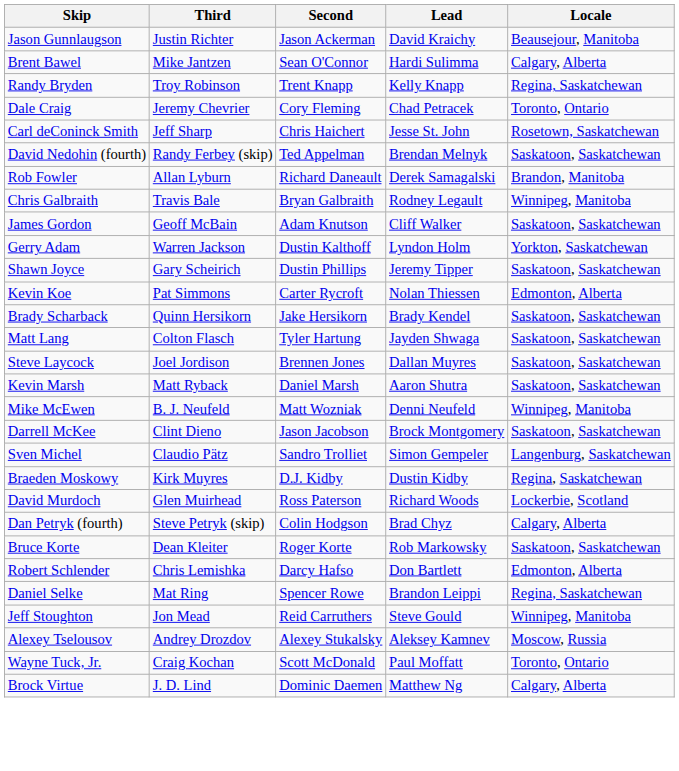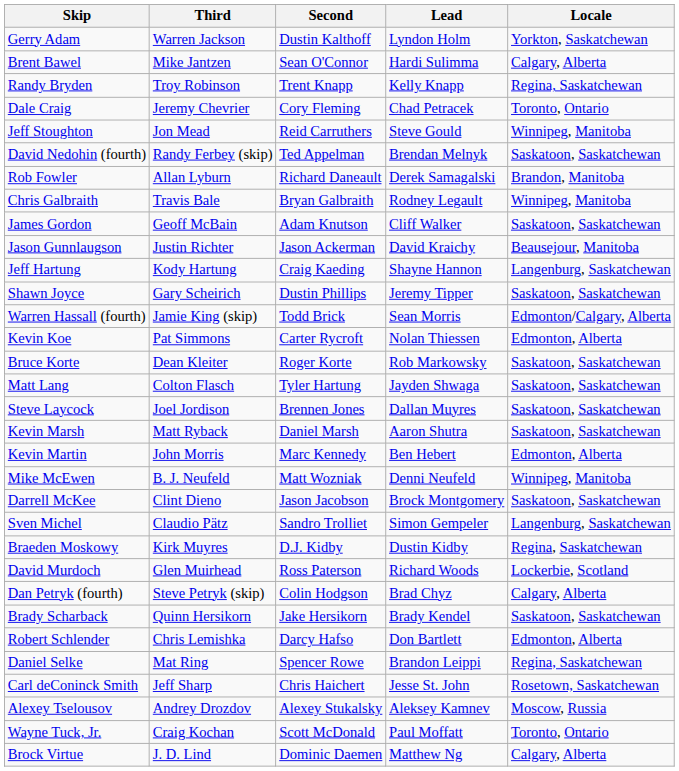rows swapped: (44, 246) <-> (65, 39)
rows swapped: (73, 131) <-> (50, 616)
+ row: (44, 270)
+ row: (77, 316)
rows swapped: (44, 547) <-> (58, 316)
+ row: (47, 454)
